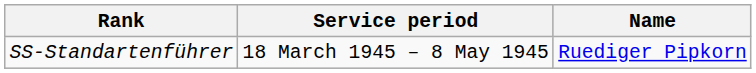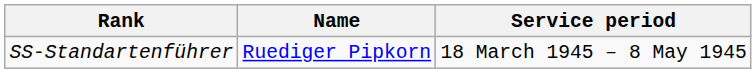columns swapped: (652, 21) <-> (396, 21)
